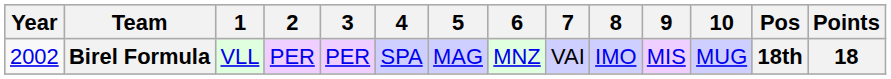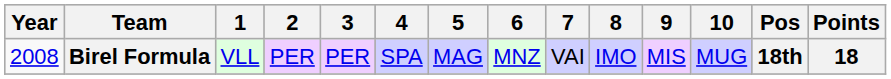(34, 56) 2002 -> (34, 56) 2008
